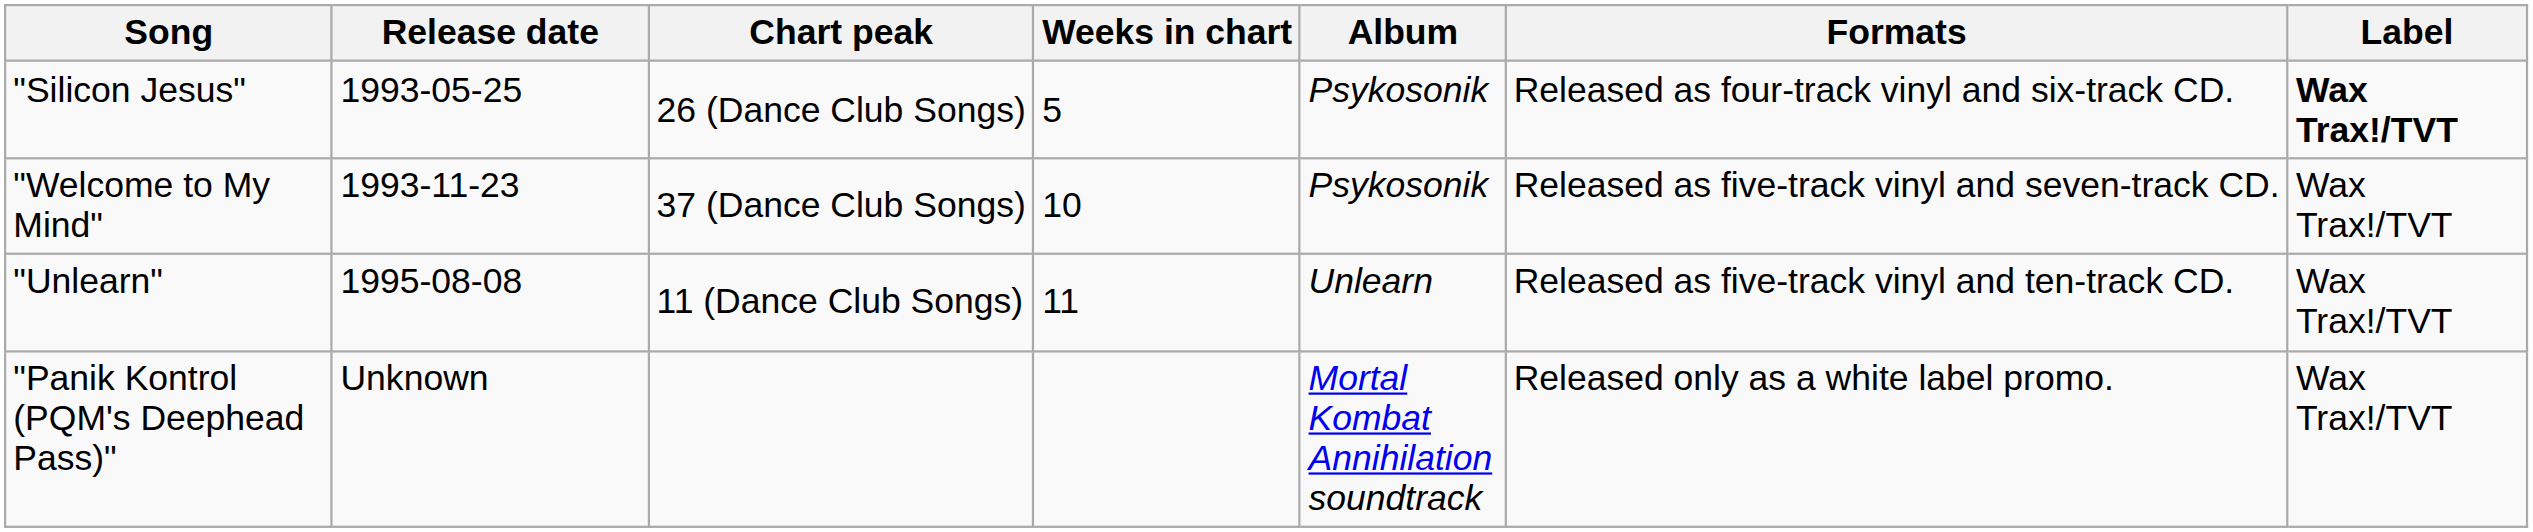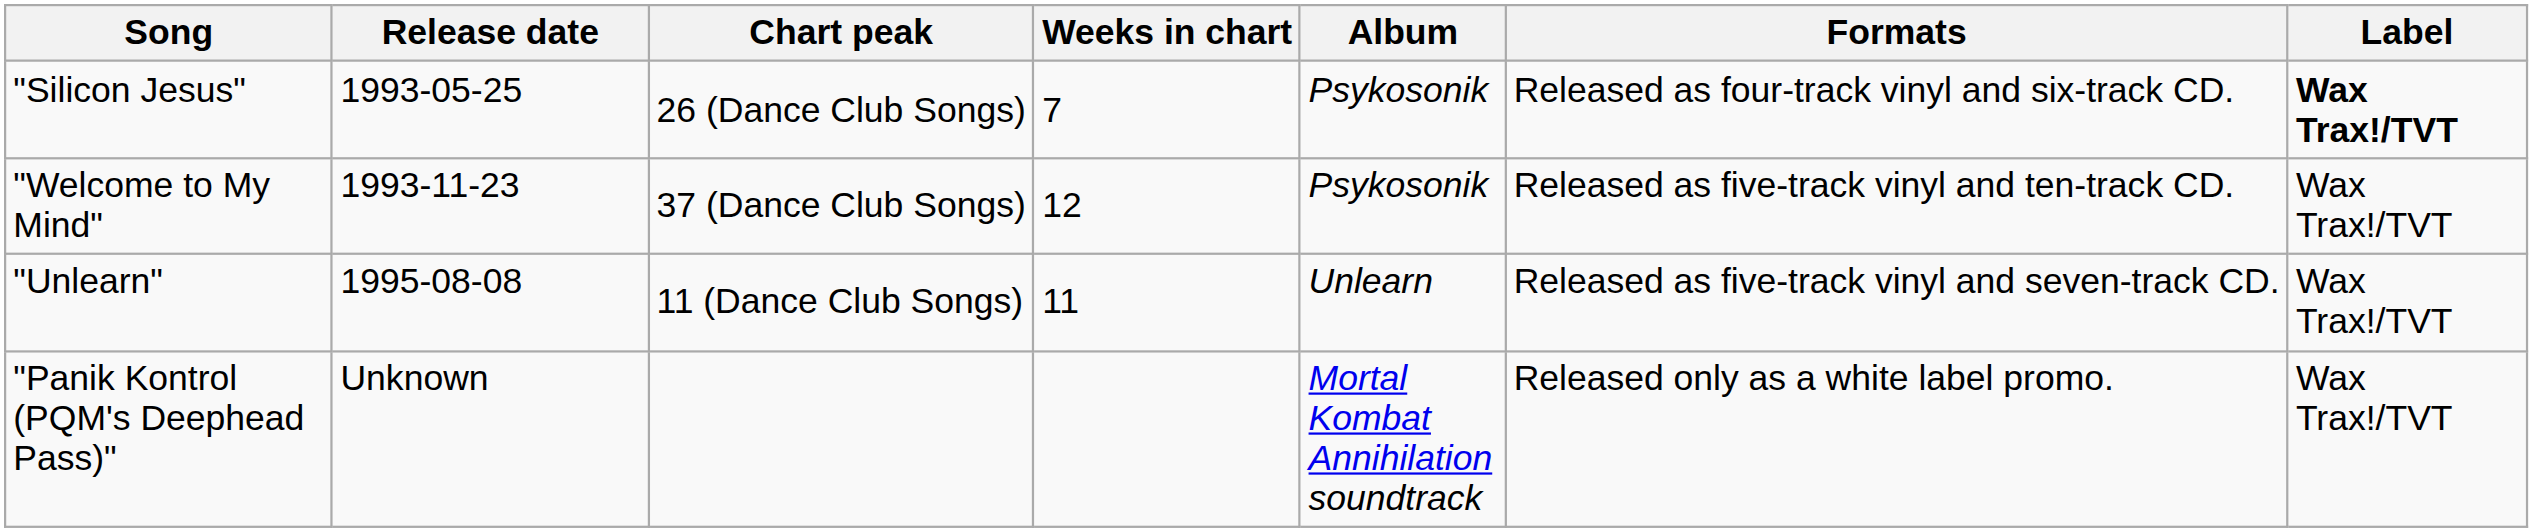(1052, 108) 5 -> (1052, 108) 7
(1062, 205) 10 -> (1062, 205) 12
(1897, 185) Released as five-track vinyl and seven-track CD. -> (1874, 185) Released as five-track vinyl and ten-track CD.
(1874, 281) Released as five-track vinyl and ten-track CD. -> (1897, 281) Released as five-track vinyl and seven-track CD.
